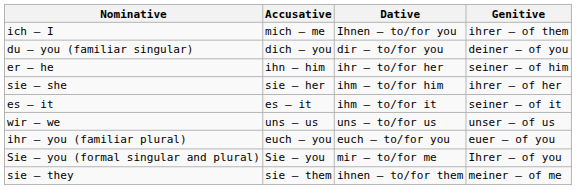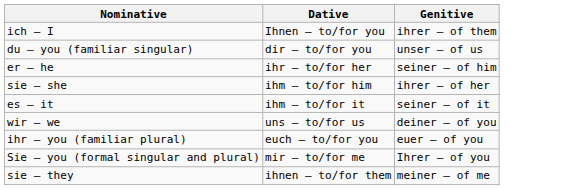- column: (298, 13)
(518, 49) deiner – of you -> (440, 49) unser – of us
(512, 121) unser – of us -> (447, 121) deiner – of you
